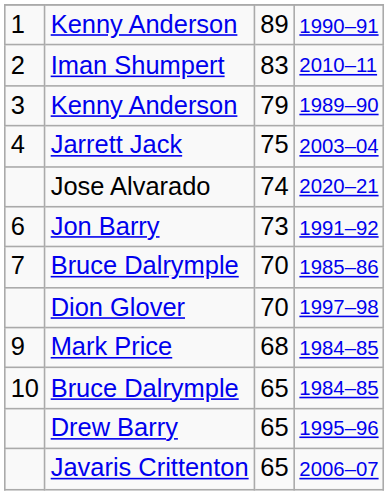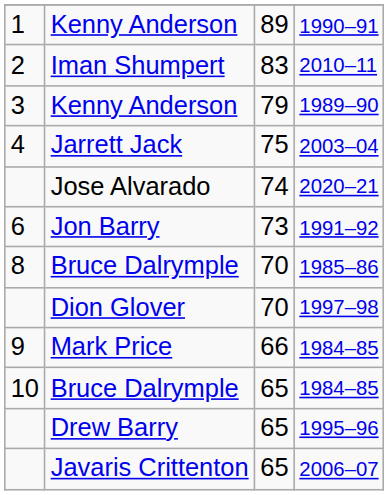(18, 266) 7 -> (18, 266) 8
(275, 347) 68 -> (275, 347) 66
